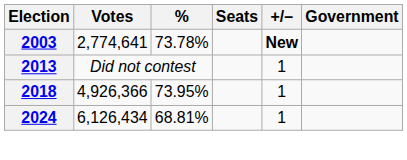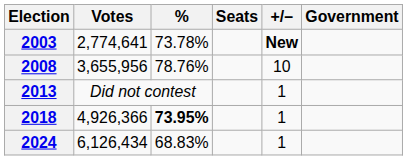+ row: (39, 67)
(182, 92) normal -> (182, 117) bold
(182, 117) 68.81% -> (182, 142) 68.83%
